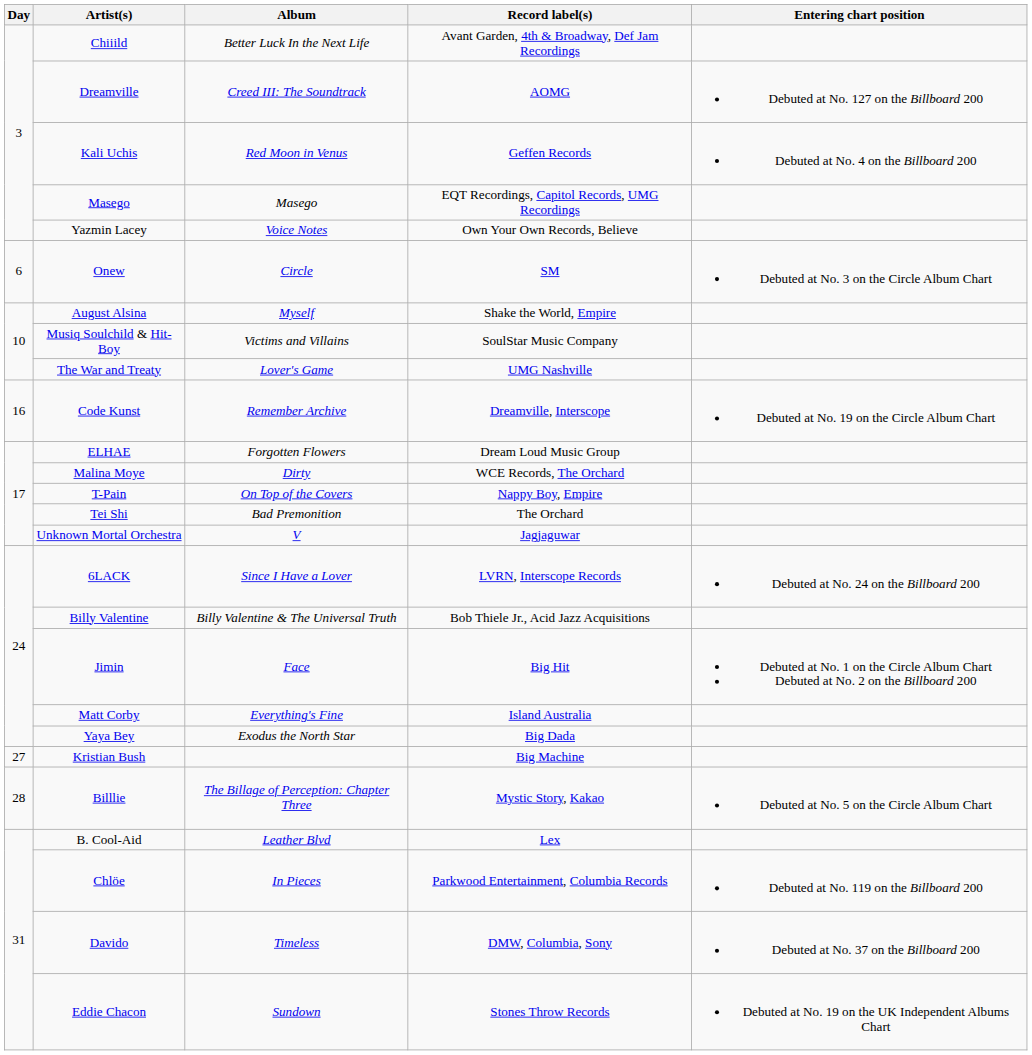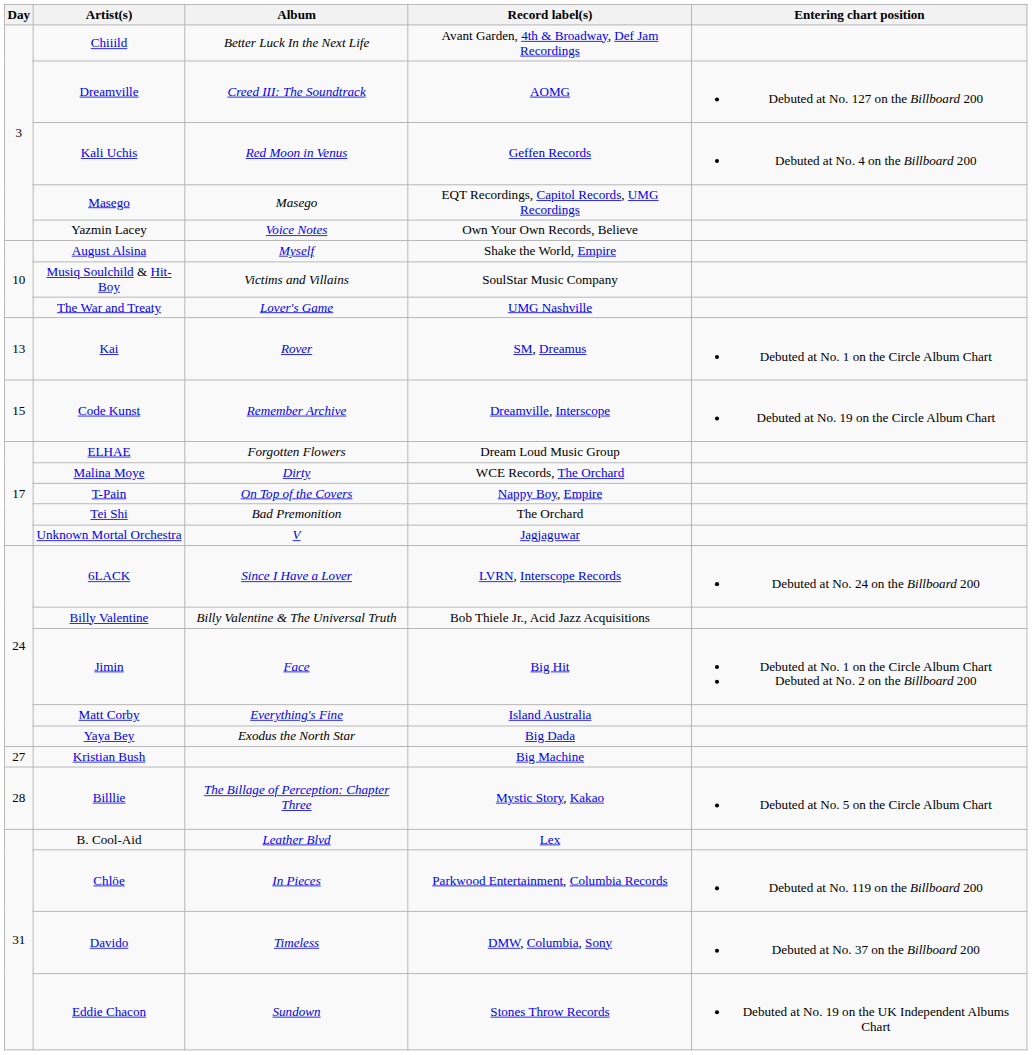- row: (109, 271)
+ row: (109, 348)
(19, 410) 16 -> (19, 410) 15
